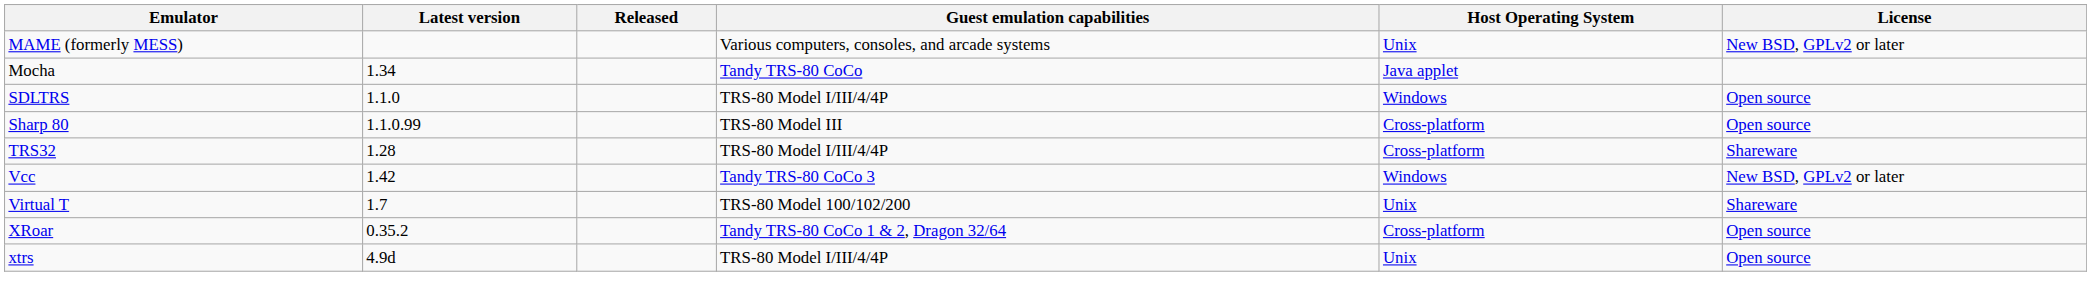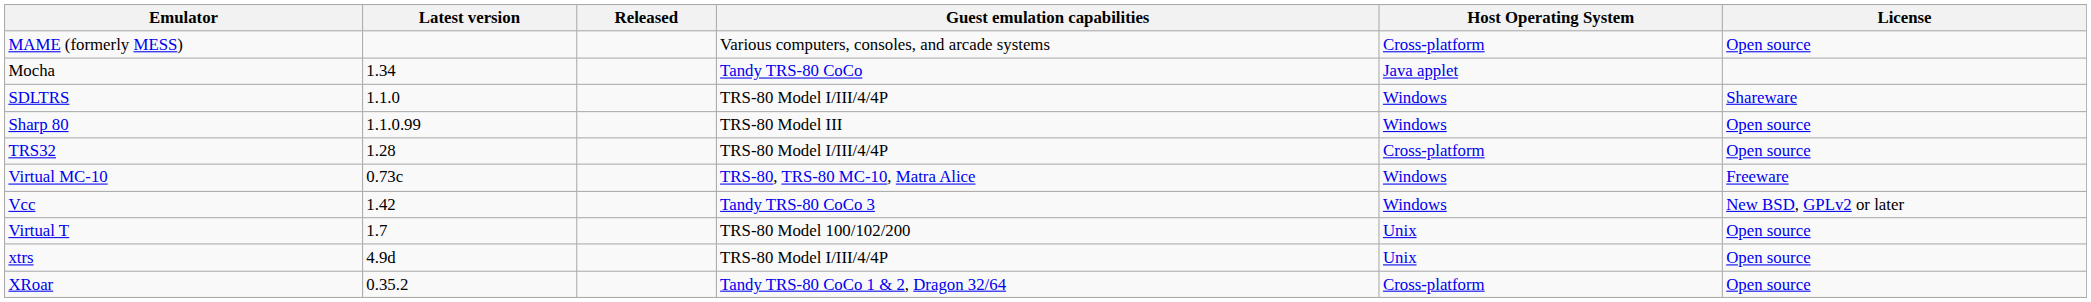(1400, 44) Unix -> (1434, 44) Cross-platform
(1815, 44) New BSD, GPLv2 or later -> (1768, 44) Open source
(1768, 97) Open source -> (1762, 97) Shareware
(1434, 124) Cross-platform -> (1415, 124) Windows
(1762, 151) Shareware -> (1768, 151) Open source
+ row: (58, 177)
(1762, 204) Shareware -> (1768, 230) Open source
rows swapped: (31, 230) <-> (21, 257)
